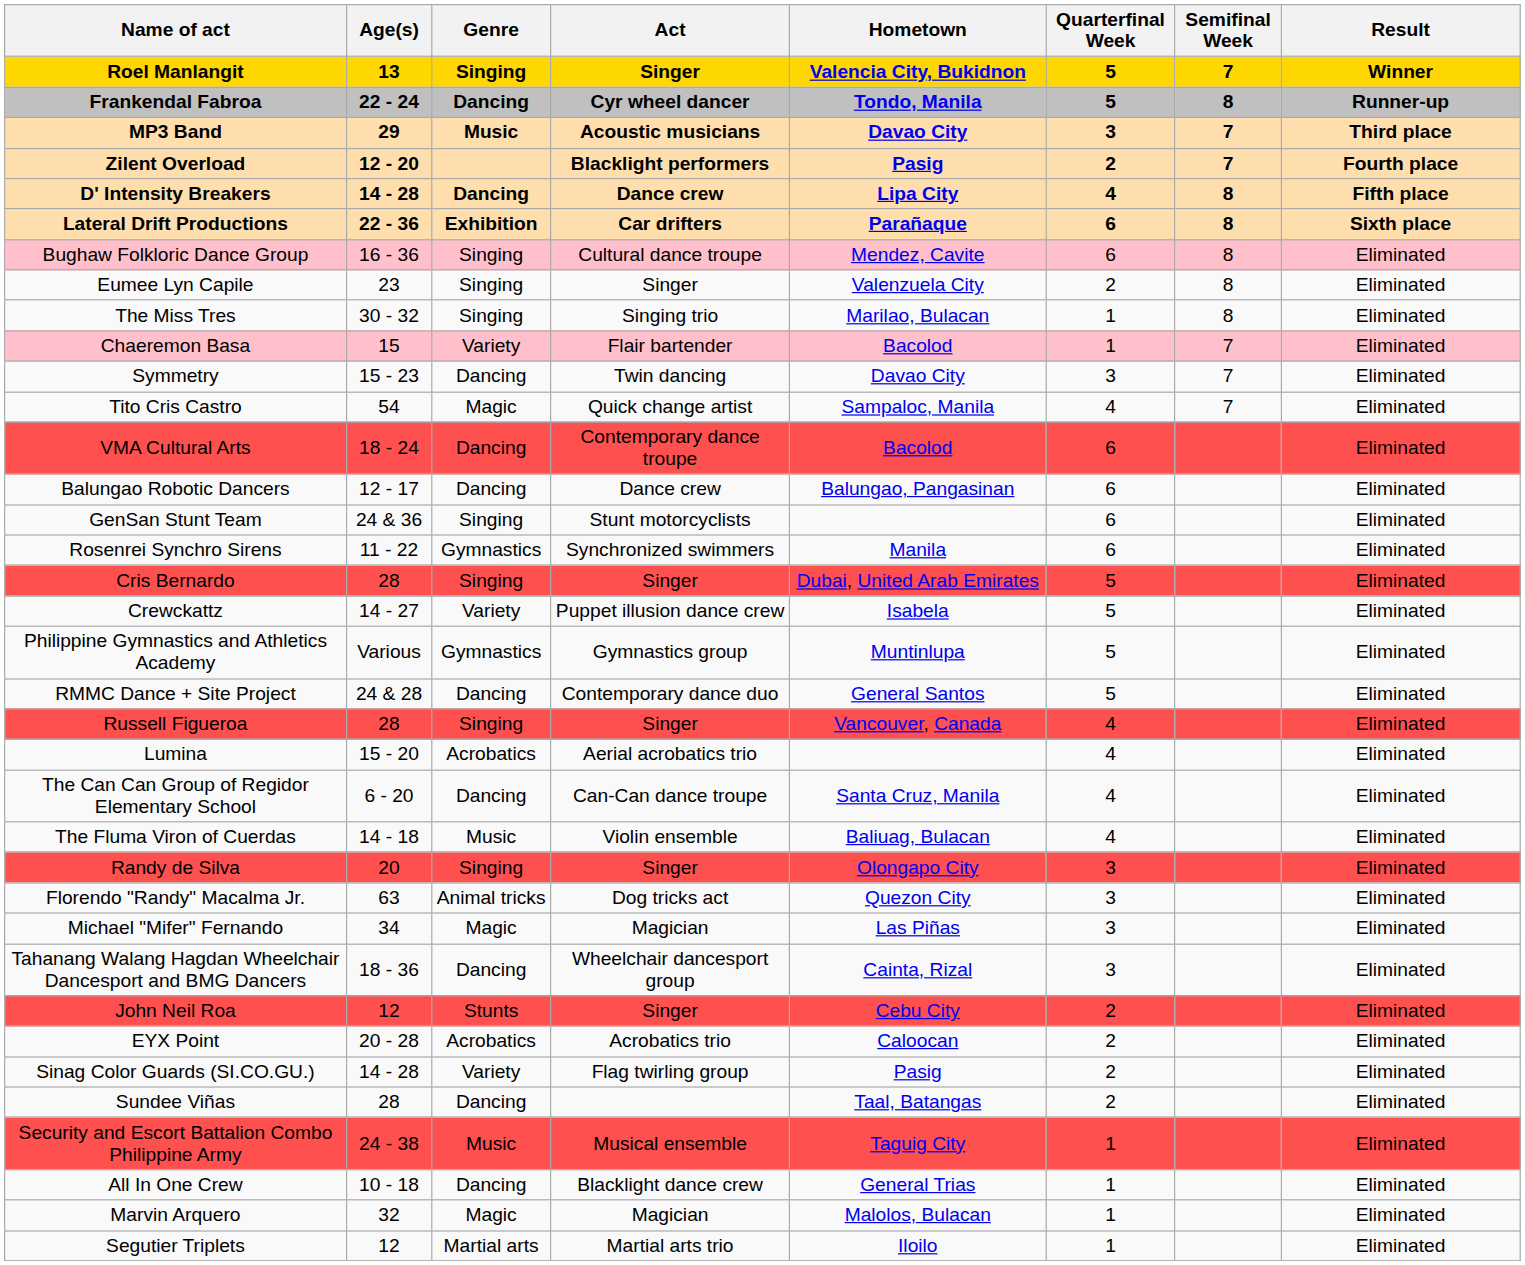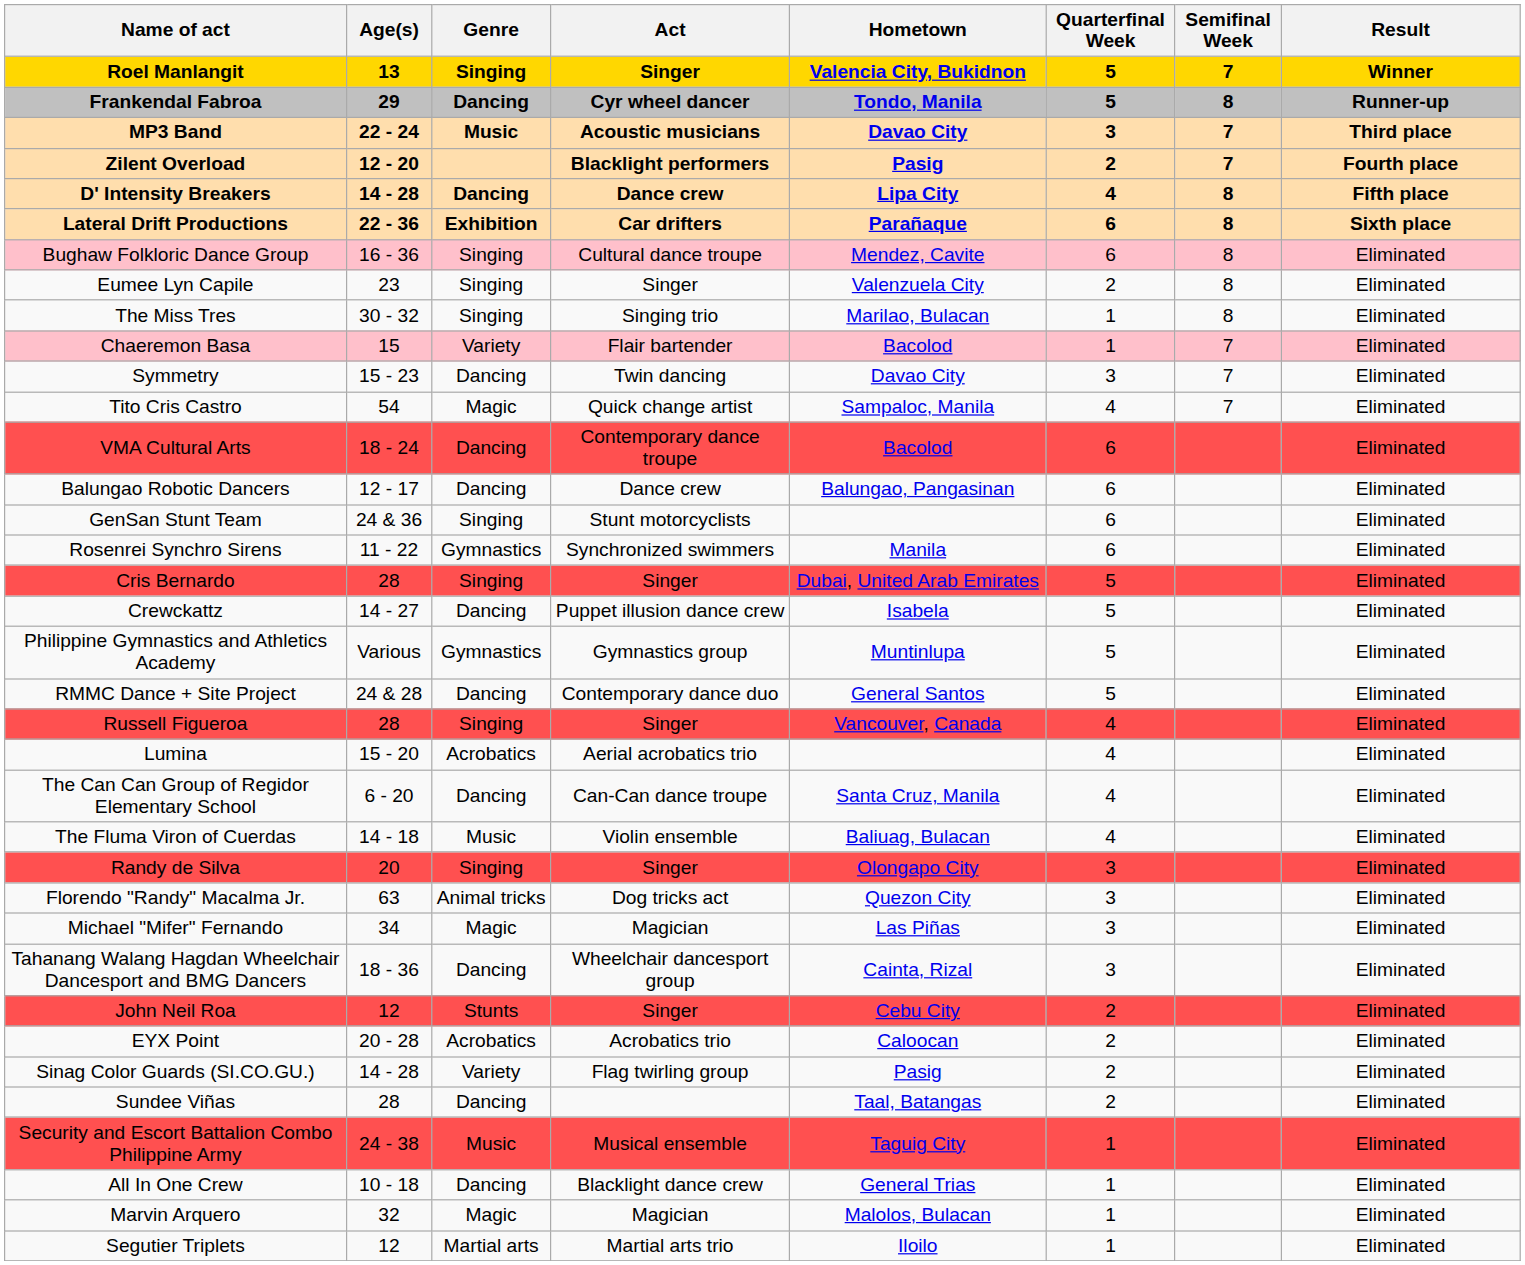(389, 102) 22 - 24 -> (389, 102) 29
(389, 132) 29 -> (389, 132) 22 - 24
(491, 611) Variety -> (491, 611) Dancing
